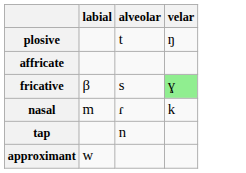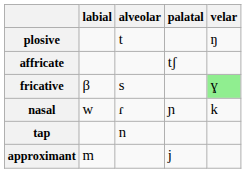+ column: (186, 17)
(88, 109) m -> (88, 109) w
(88, 156) w -> (88, 156) m
